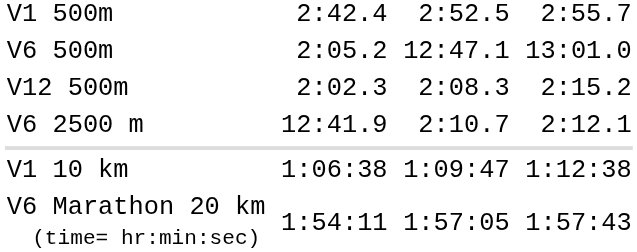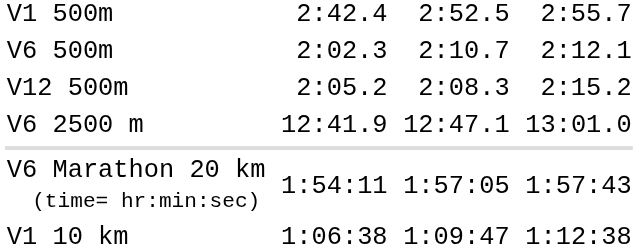(342, 52) 2:05.2 -> (342, 52) 2:02.3
(456, 52) 12:47.1 -> (464, 52) 2:10.7
(578, 52) 13:01.0 -> (586, 52) 2:12.1
(342, 89) 2:02.3 -> (342, 89) 2:05.2
(464, 126) 2:10.7 -> (456, 126) 12:47.1
(586, 126) 2:12.1 -> (578, 126) 13:01.0
rows swapped: (68, 170) <-> (136, 221)
